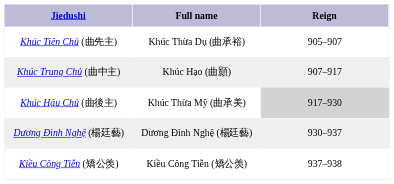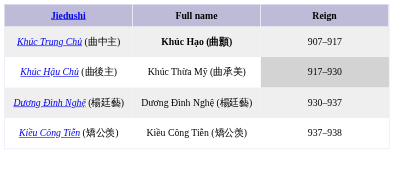- row: (69, 41)
(197, 72) normal -> (197, 41) bold
